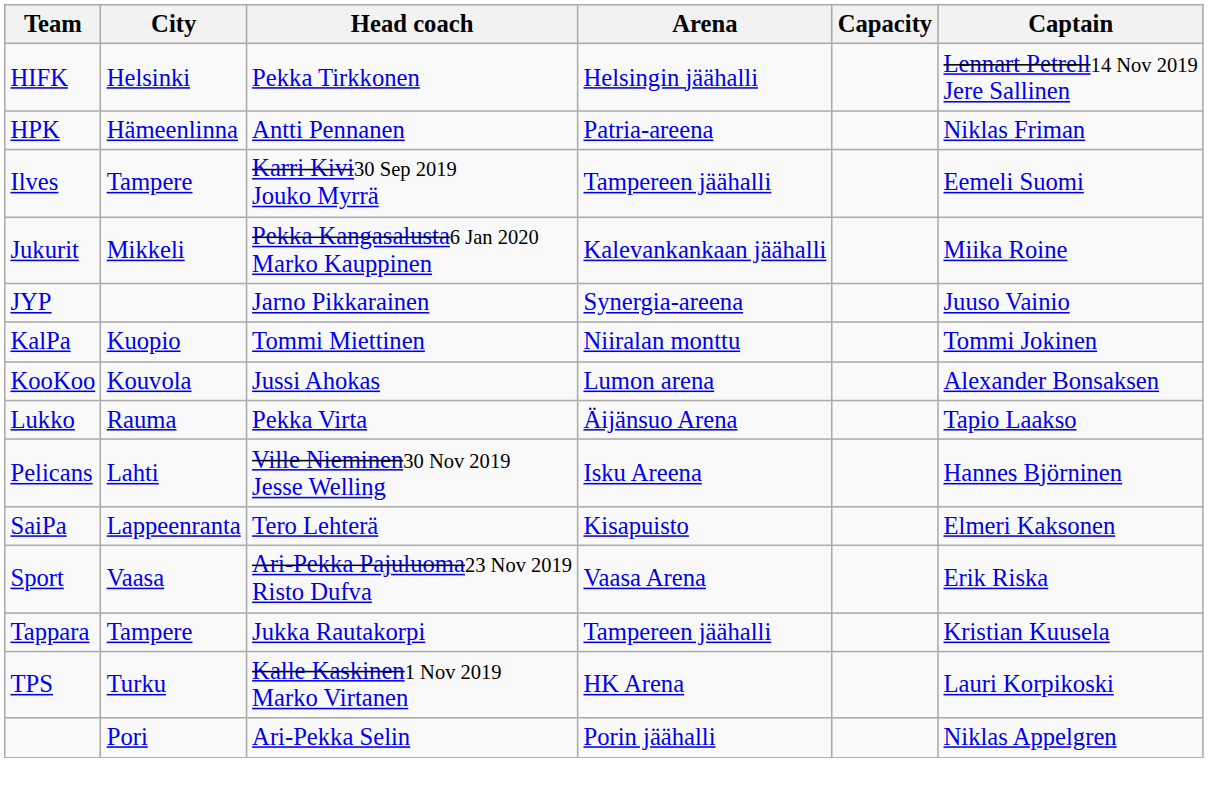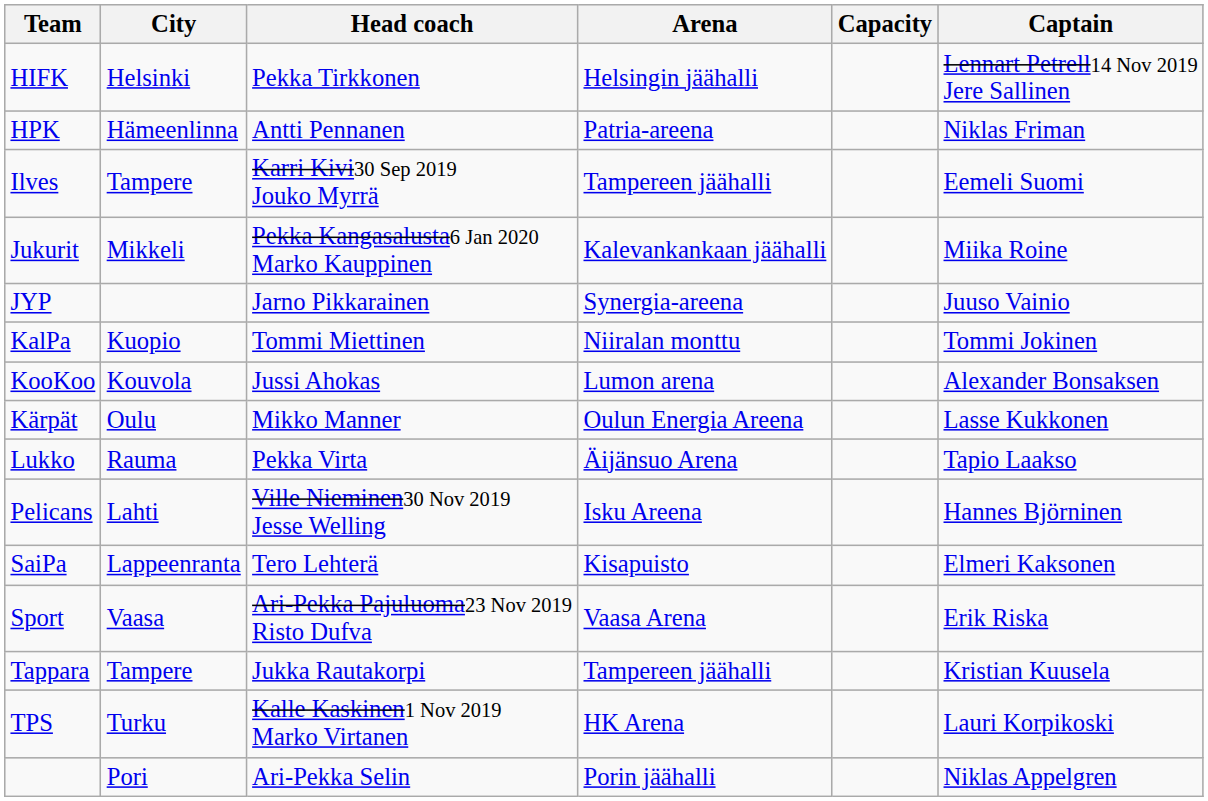+ row: (44, 419)
